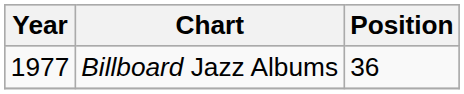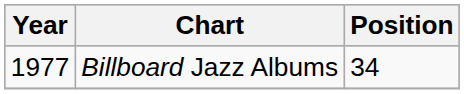(365, 66) 36 -> (365, 66) 34
